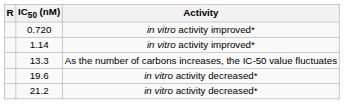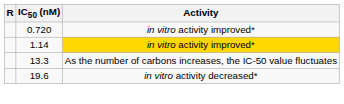(201, 45) no background -> (201, 45) gold background
- row: (39, 91)
